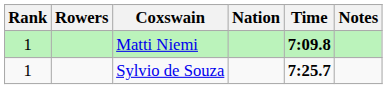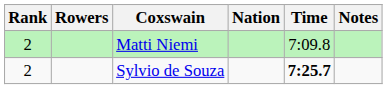(28, 44) 1 -> (28, 44) 2
(309, 44) bold -> (309, 44) normal
(28, 70) 1 -> (28, 70) 2
